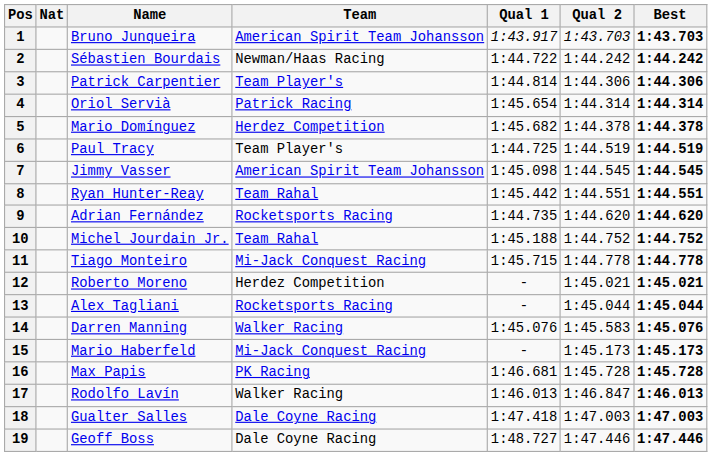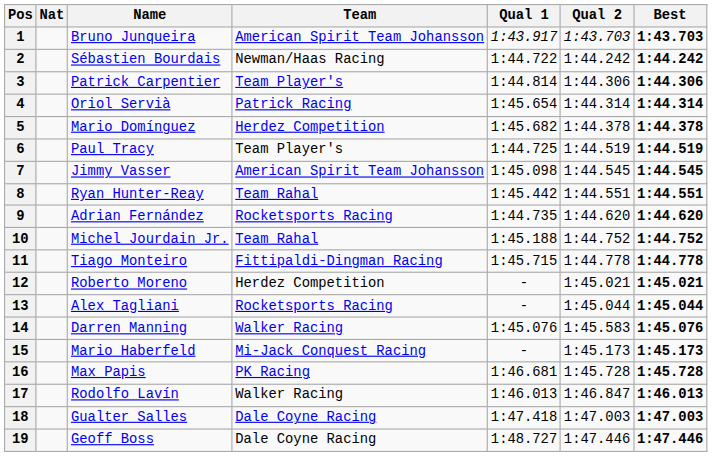(331, 262) Mi-Jack Conquest Racing -> (339, 262) Fittipaldi-Dingman Racing
